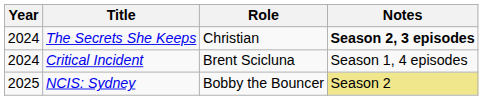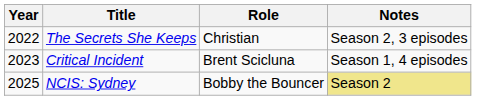(24, 38) 2024 -> (24, 38) 2022
(403, 38) bold -> (399, 38) normal
(24, 60) 2024 -> (24, 60) 2023
